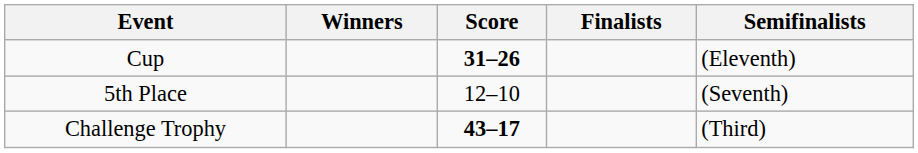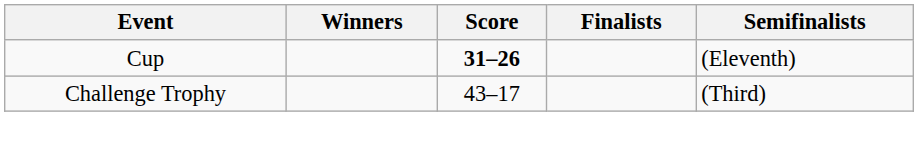- row: (145, 93)
(492, 128) bold -> (492, 93) normal
